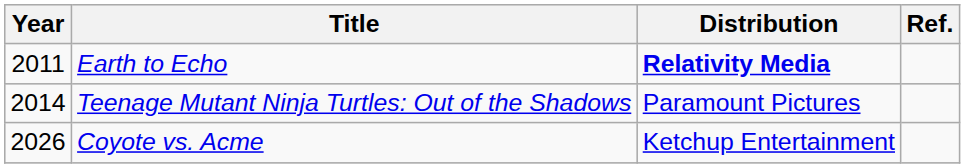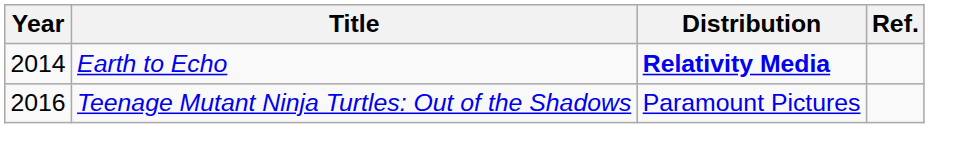(38, 63) 2011 -> (38, 63) 2014
(38, 102) 2014 -> (38, 102) 2016
- row: (170, 142)
